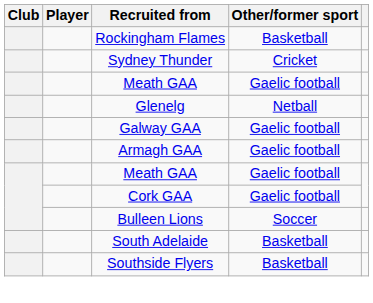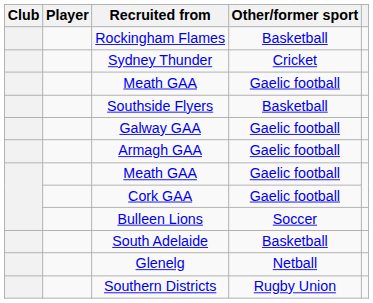rows swapped: (160, 106) <-> (160, 264)
+ row: (160, 286)
